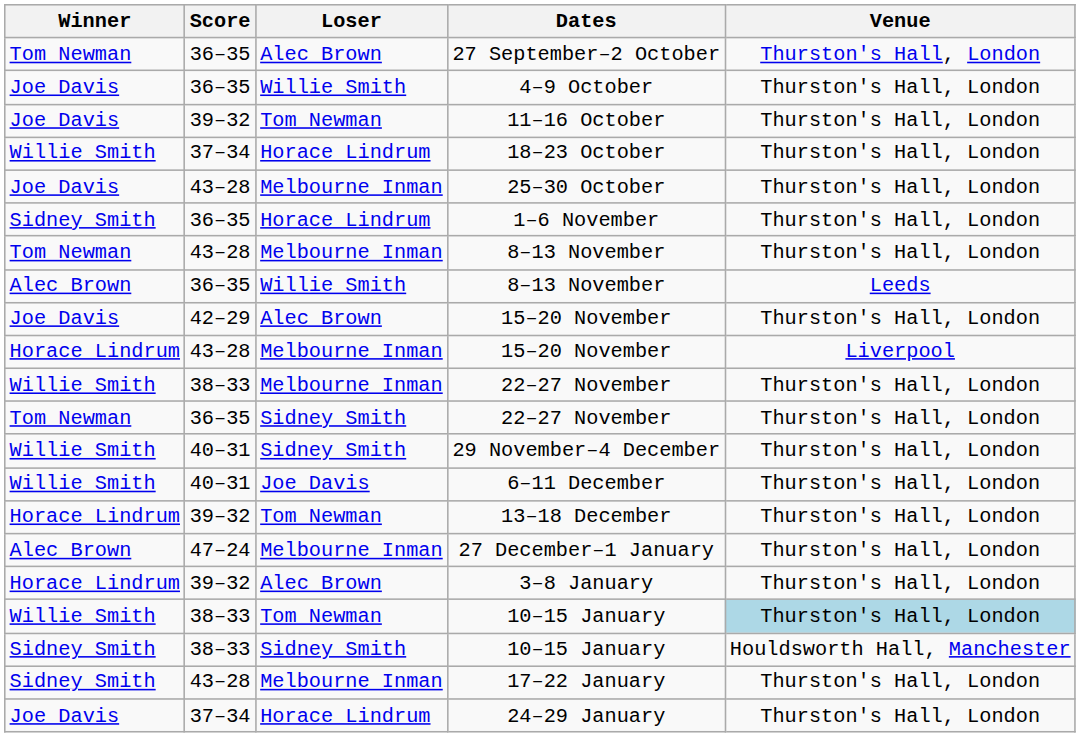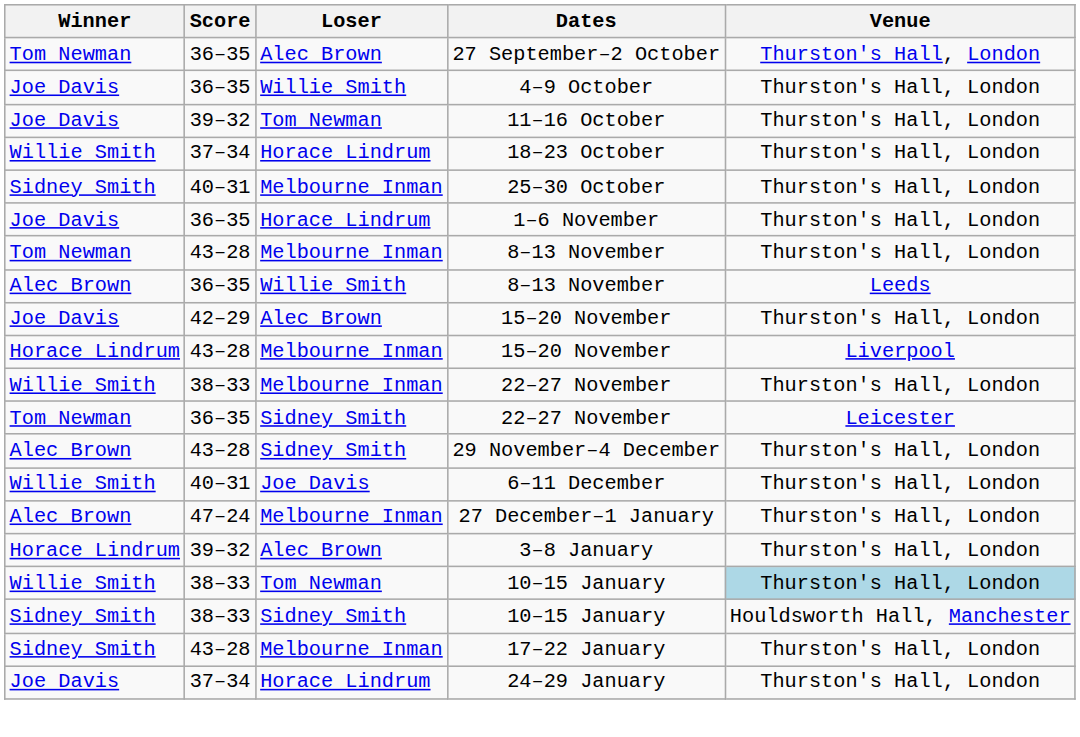(64, 187) Joe Davis -> (83, 187) Sidney Smith
(220, 187) 43–28 -> (220, 187) 40–31
(83, 220) Sidney Smith -> (64, 220) Joe Davis
(900, 418) Thurston's Hall, London -> (900, 418) Leicester
(83, 451) Willie Smith -> (70, 451) Alec Brown
(220, 451) 40–31 -> (220, 451) 43–28
- row: (321, 517)
